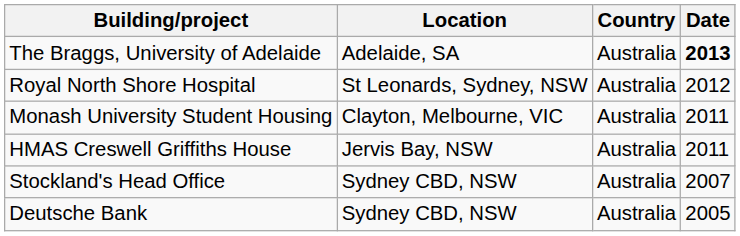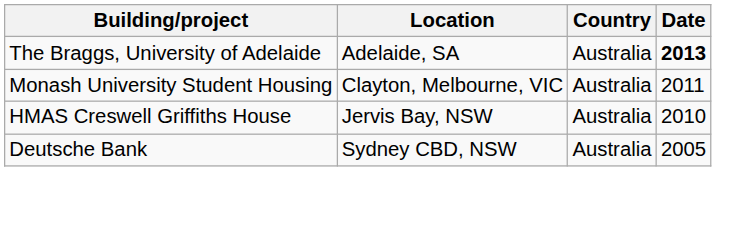- row: (132, 85)
(707, 149) 2011 -> (683, 117) 2010
- row: (117, 181)
